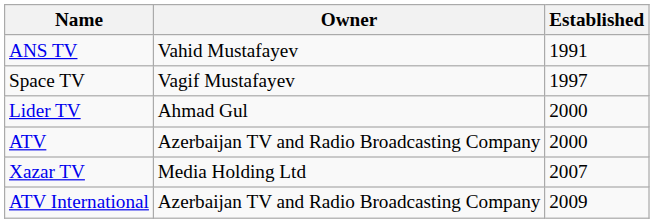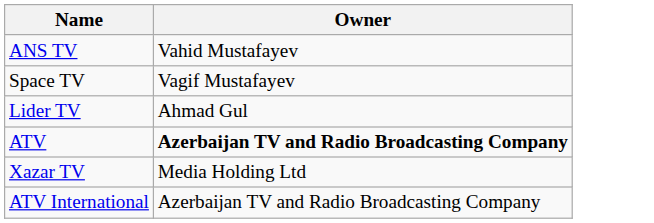- column: (597, 19)
(349, 141) normal -> (363, 141) bold
